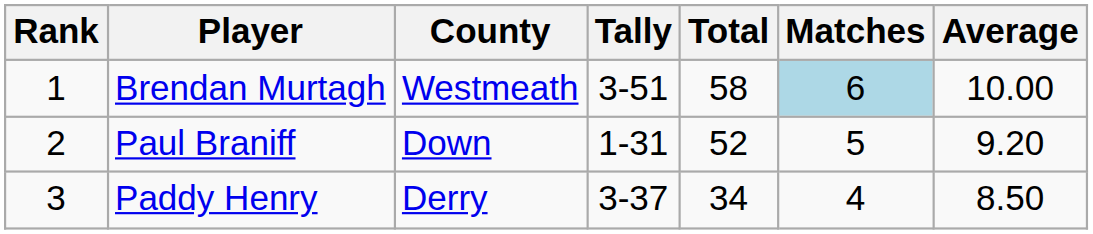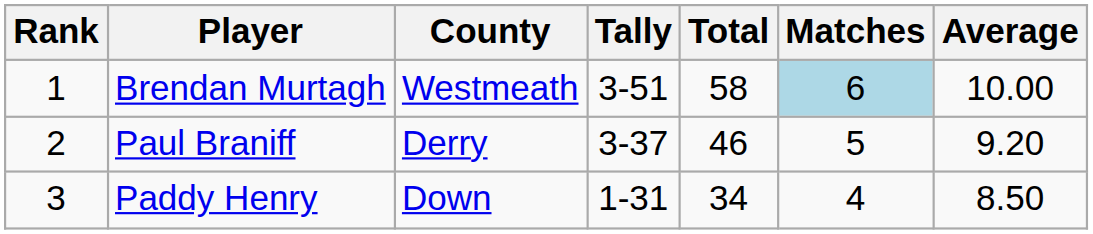(447, 143) Down -> (445, 143) Derry
(633, 143) 1-31 -> (633, 143) 3-37
(729, 143) 52 -> (729, 143) 46
(445, 198) Derry -> (447, 198) Down
(633, 198) 3-37 -> (633, 198) 1-31
